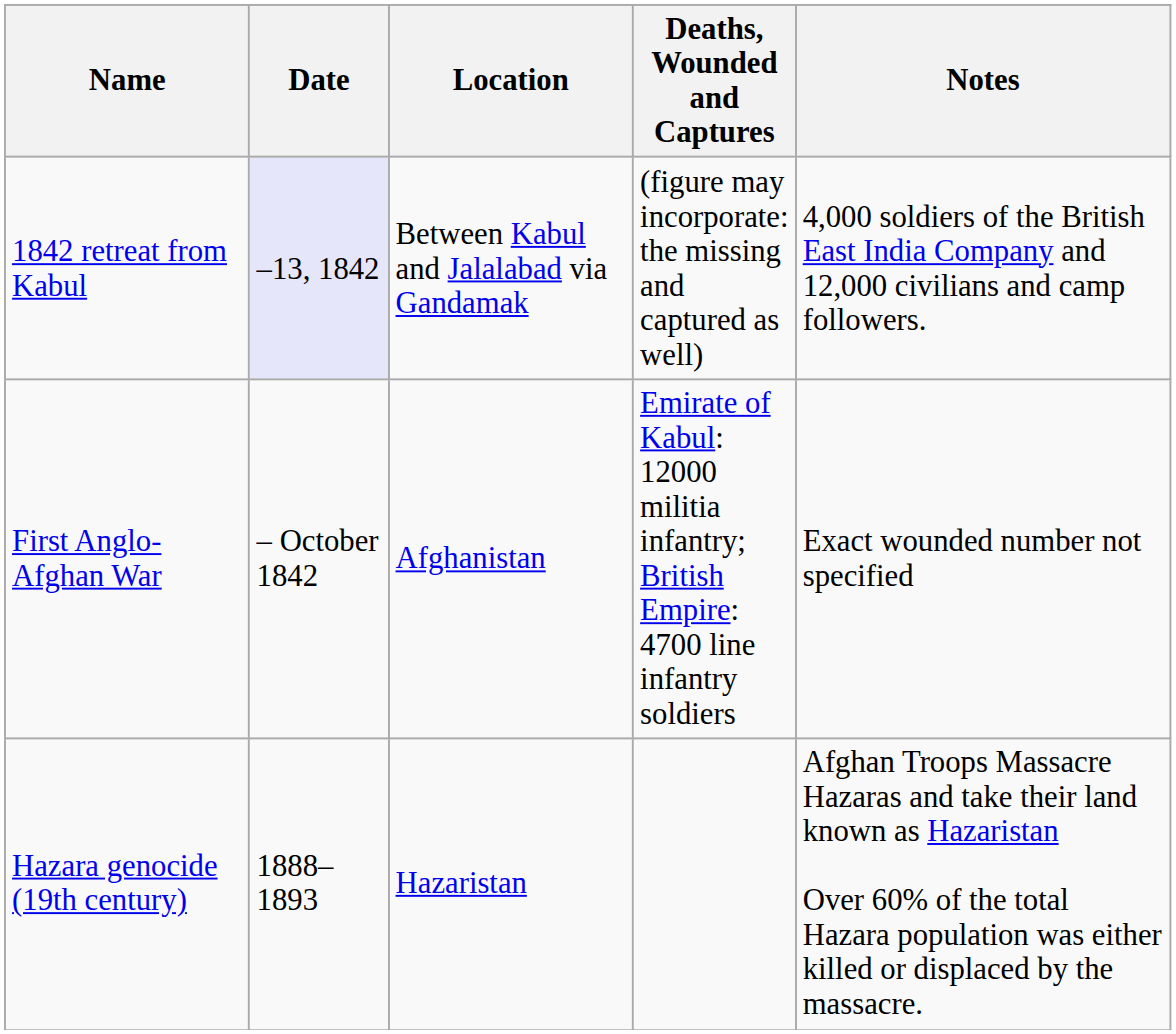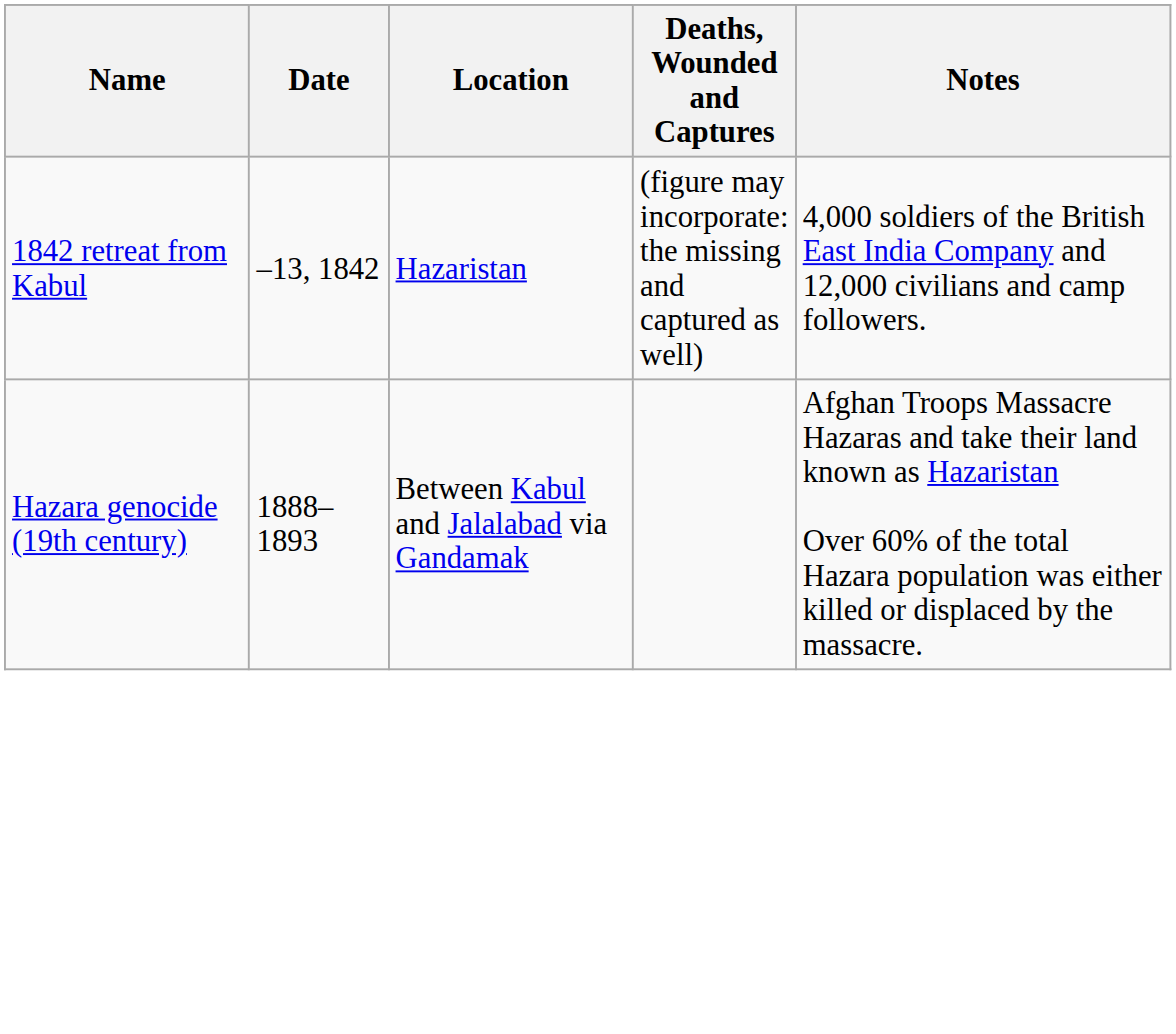(318, 267) lavender background -> (318, 267) no background
(501, 267) Between Kabul and Jalalabad via Gandamak -> (461, 267) Hazaristan
- row: (87, 558)
(461, 883) Hazaristan -> (501, 523) Between Kabul and Jalalabad via Gandamak
